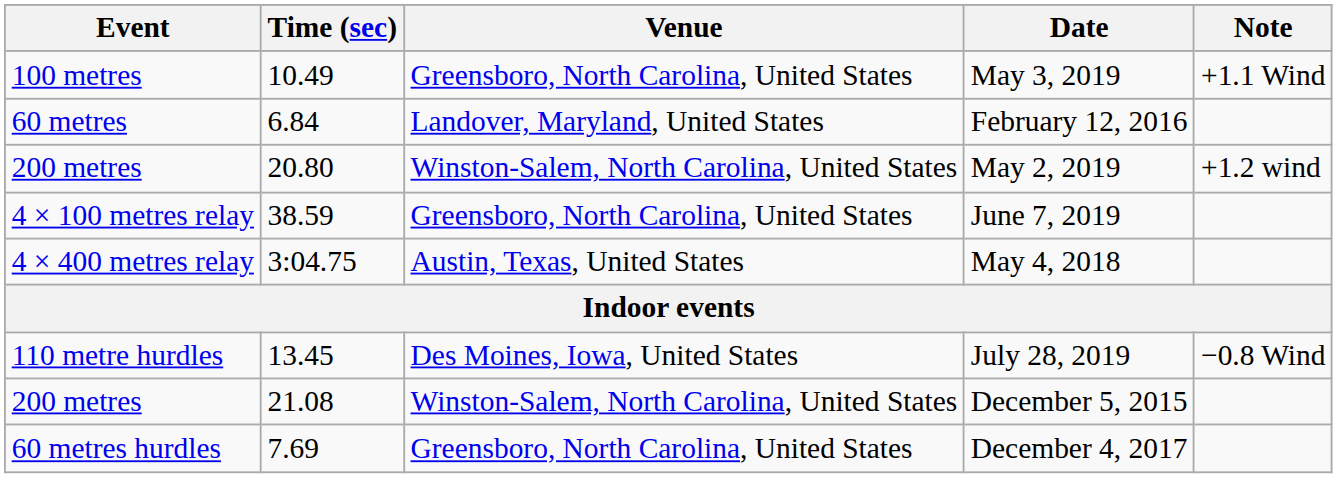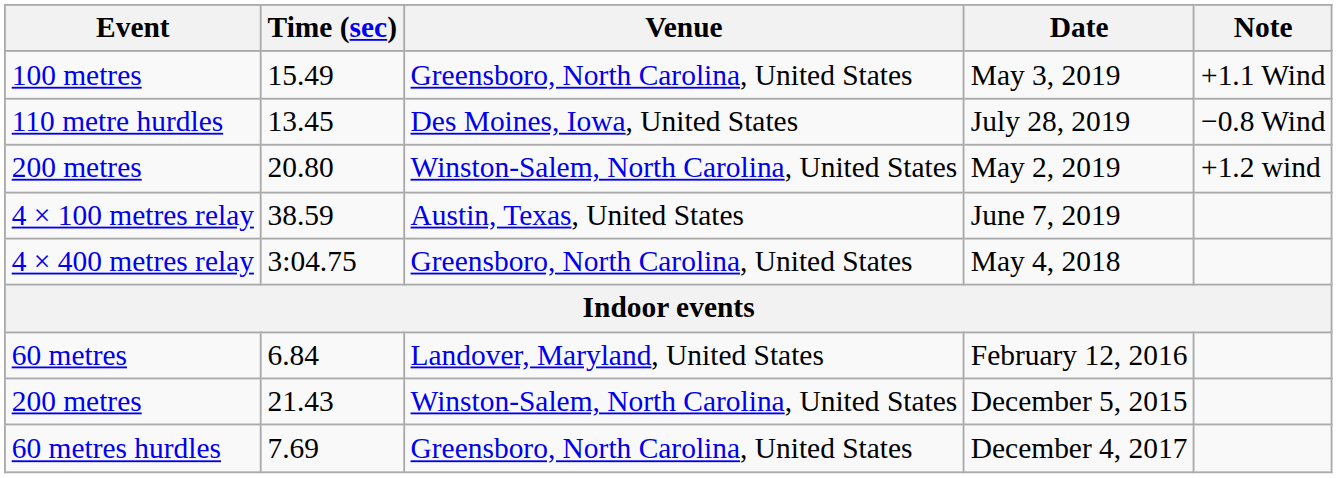(301, 74) 10.49 -> (301, 74) 15.49
rows swapped: (1051, 354) <-> (1079, 121)
(662, 214) Greensboro, North Carolina, United States -> (577, 214) Austin, Texas, United States
(577, 261) Austin, Texas, United States -> (662, 261) Greensboro, North Carolina, United States
(301, 401) 21.08 -> (301, 401) 21.43
